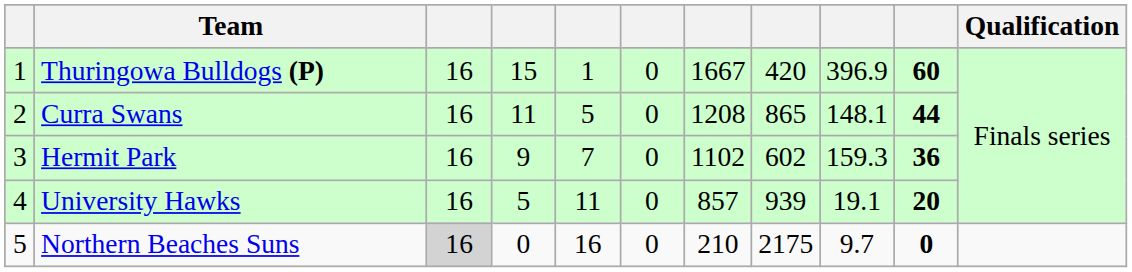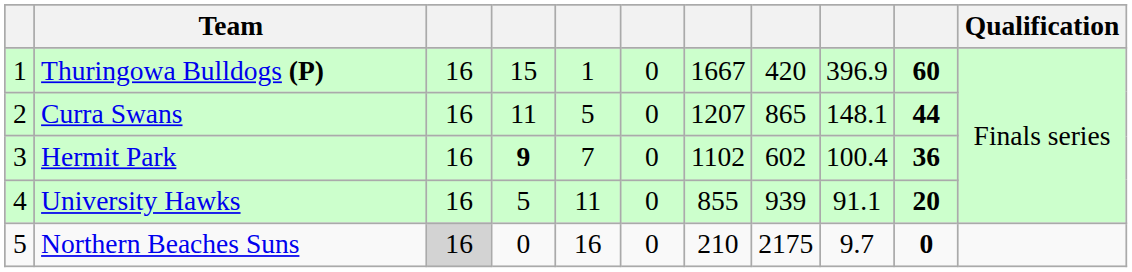(718, 113) 1208 -> (718, 113) 1207
(523, 157) normal -> (523, 157) bold
(857, 157) 159.3 -> (857, 157) 100.4
(718, 200) 857 -> (718, 200) 855
(857, 200) 19.1 -> (857, 200) 91.1
